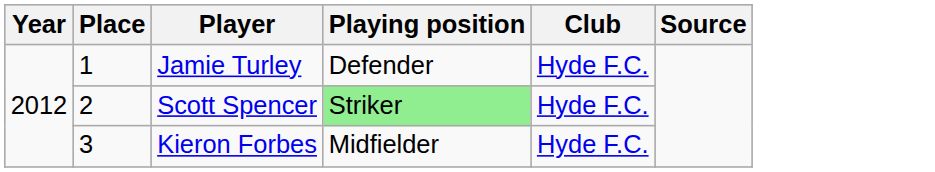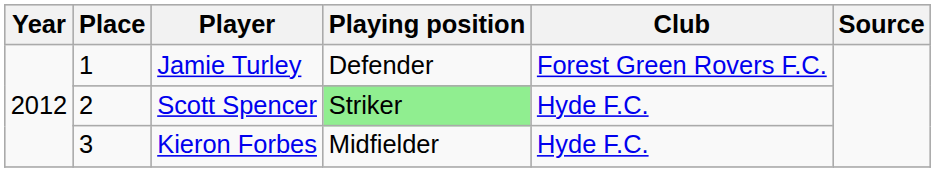(593, 65) Hyde F.C. -> (682, 65) Forest Green Rovers F.C.
